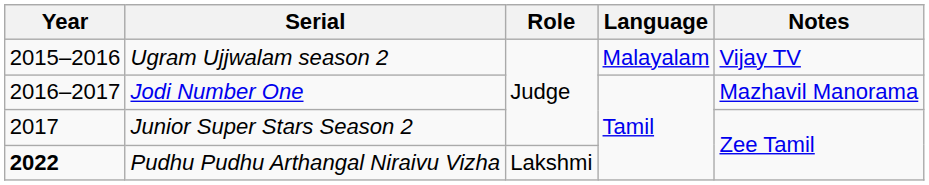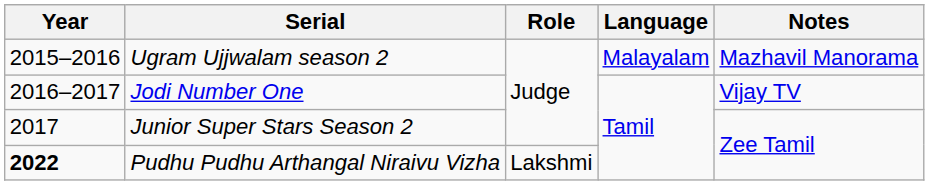(760, 57) Vijay TV -> (819, 57) Mazhavil Manorama
(819, 92) Mazhavil Manorama -> (760, 92) Vijay TV
